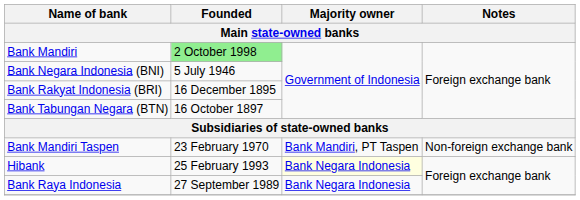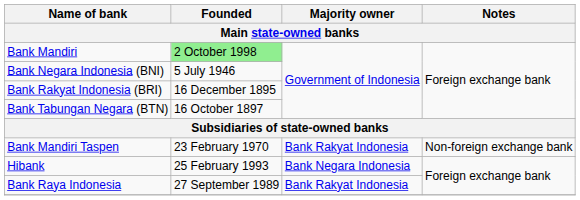(352, 147) Bank Mandiri, PT Taspen -> (347, 147) Bank Rakyat Indonesia
(348, 166) lightyellow background -> (348, 166) no background
(348, 185) Bank Negara Indonesia -> (347, 185) Bank Rakyat Indonesia
